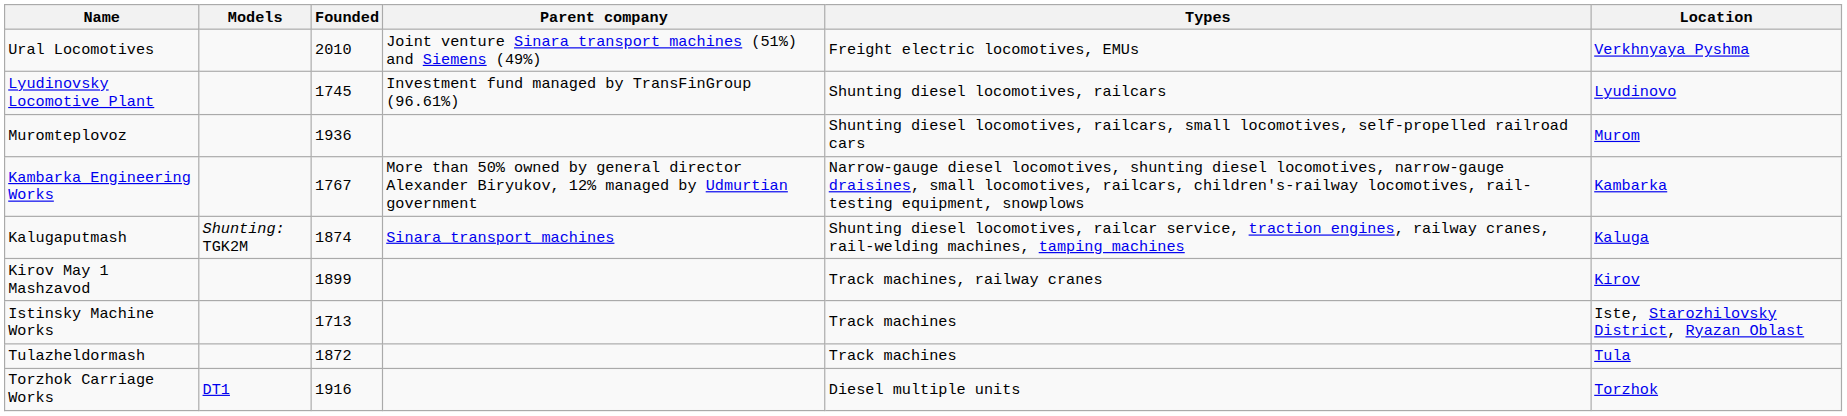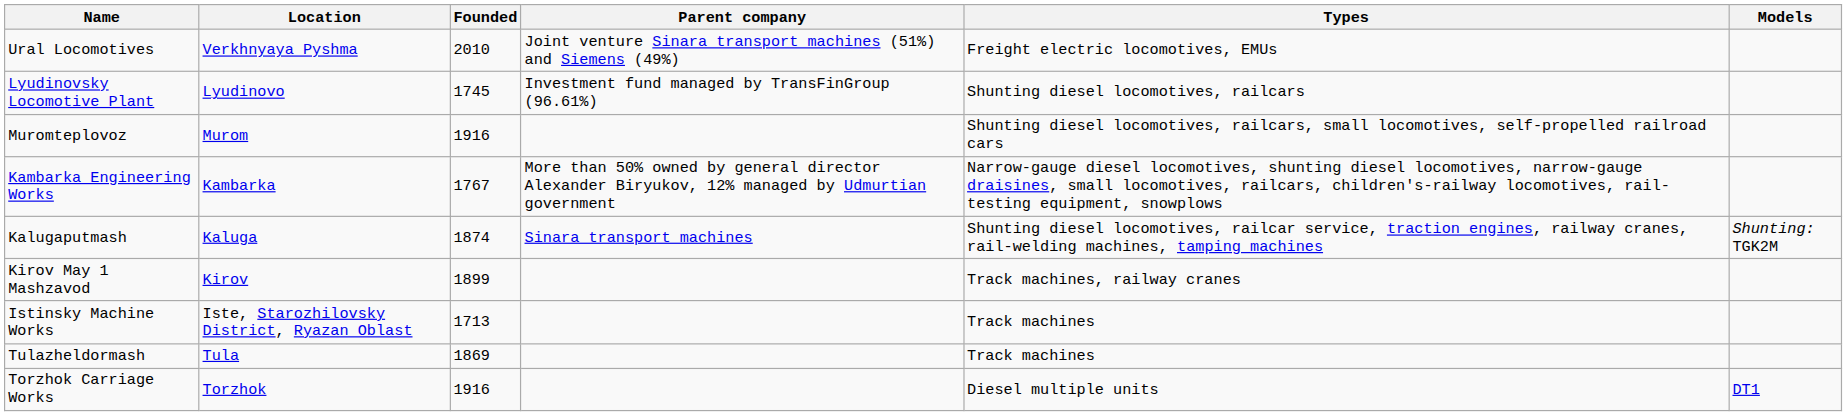columns swapped: (1716, 17) <-> (255, 17)
(333, 135) 1936 -> (472, 135) 1916
(333, 356) 1872 -> (472, 356) 1869
